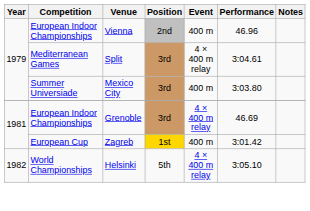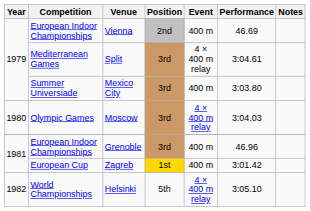(247, 31) 46.96 -> (247, 31) 46.69
+ row: (121, 118)
(201, 118) 4 × 400 m relay -> (201, 147) 400 m
(247, 118) 46.69 -> (247, 147) 46.96
